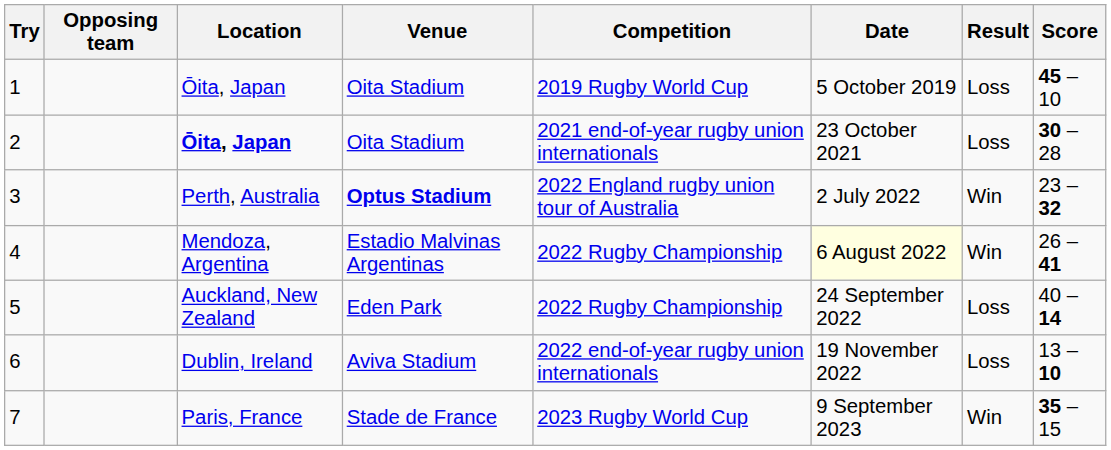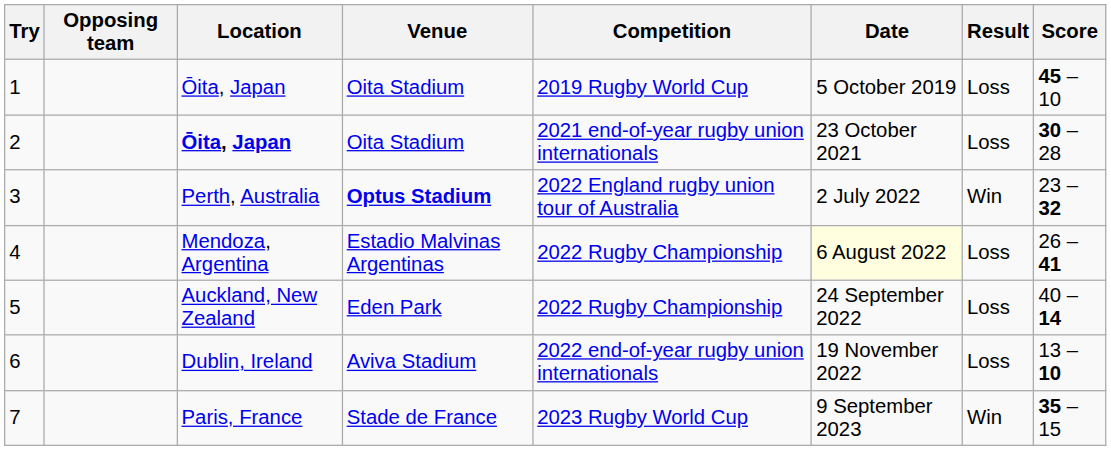(984, 252) Win -> (988, 252) Loss
